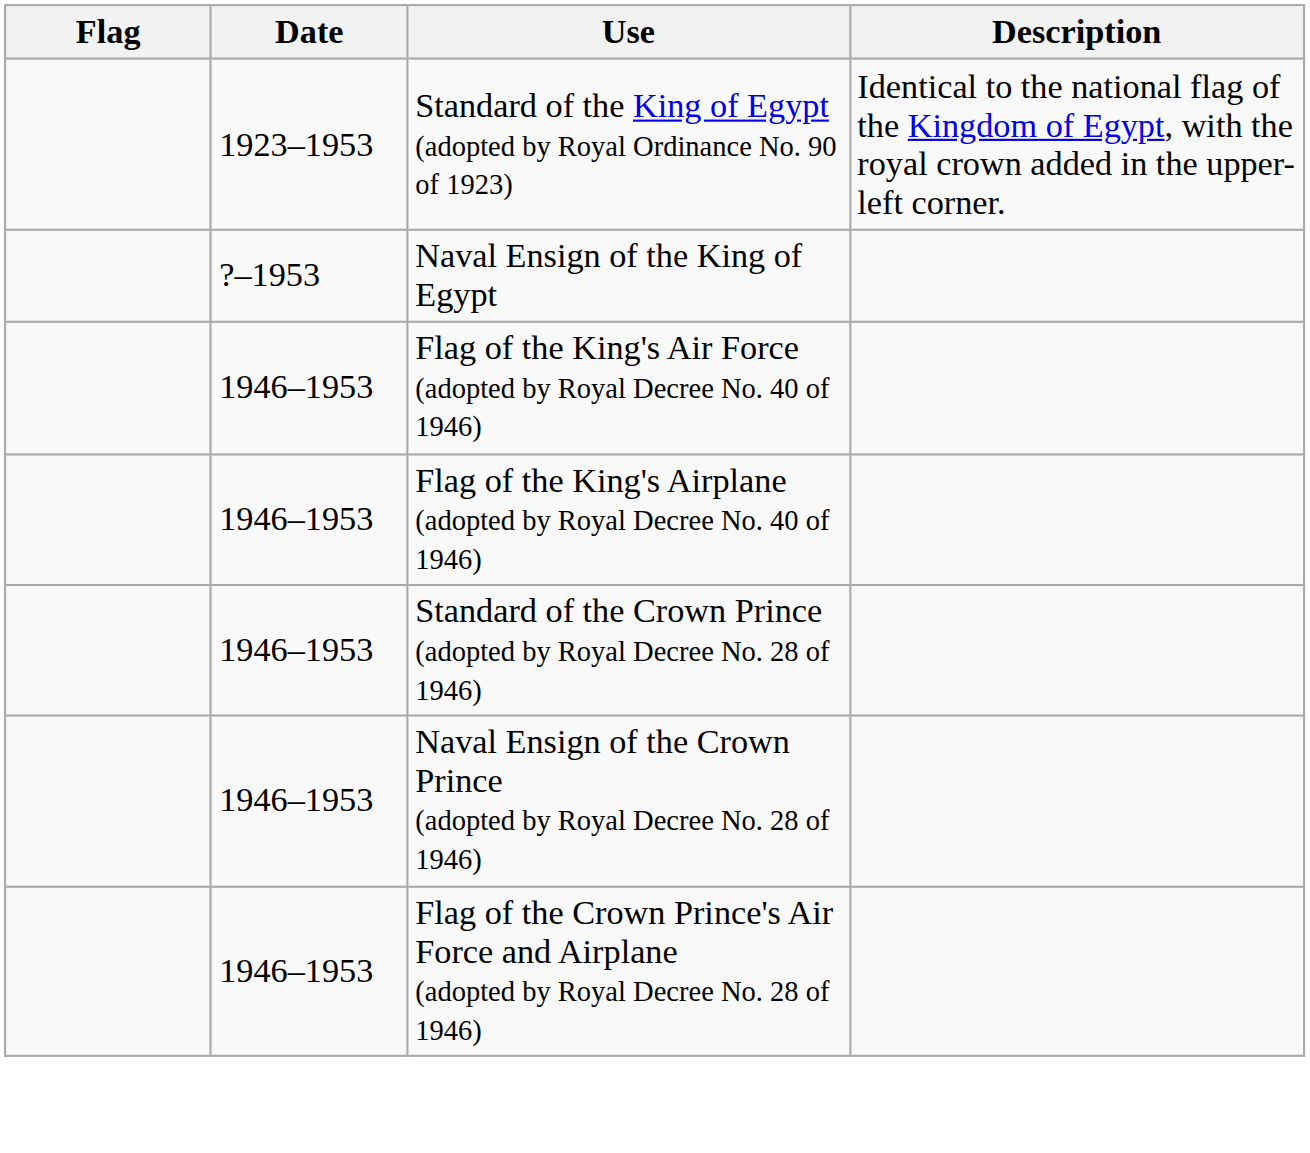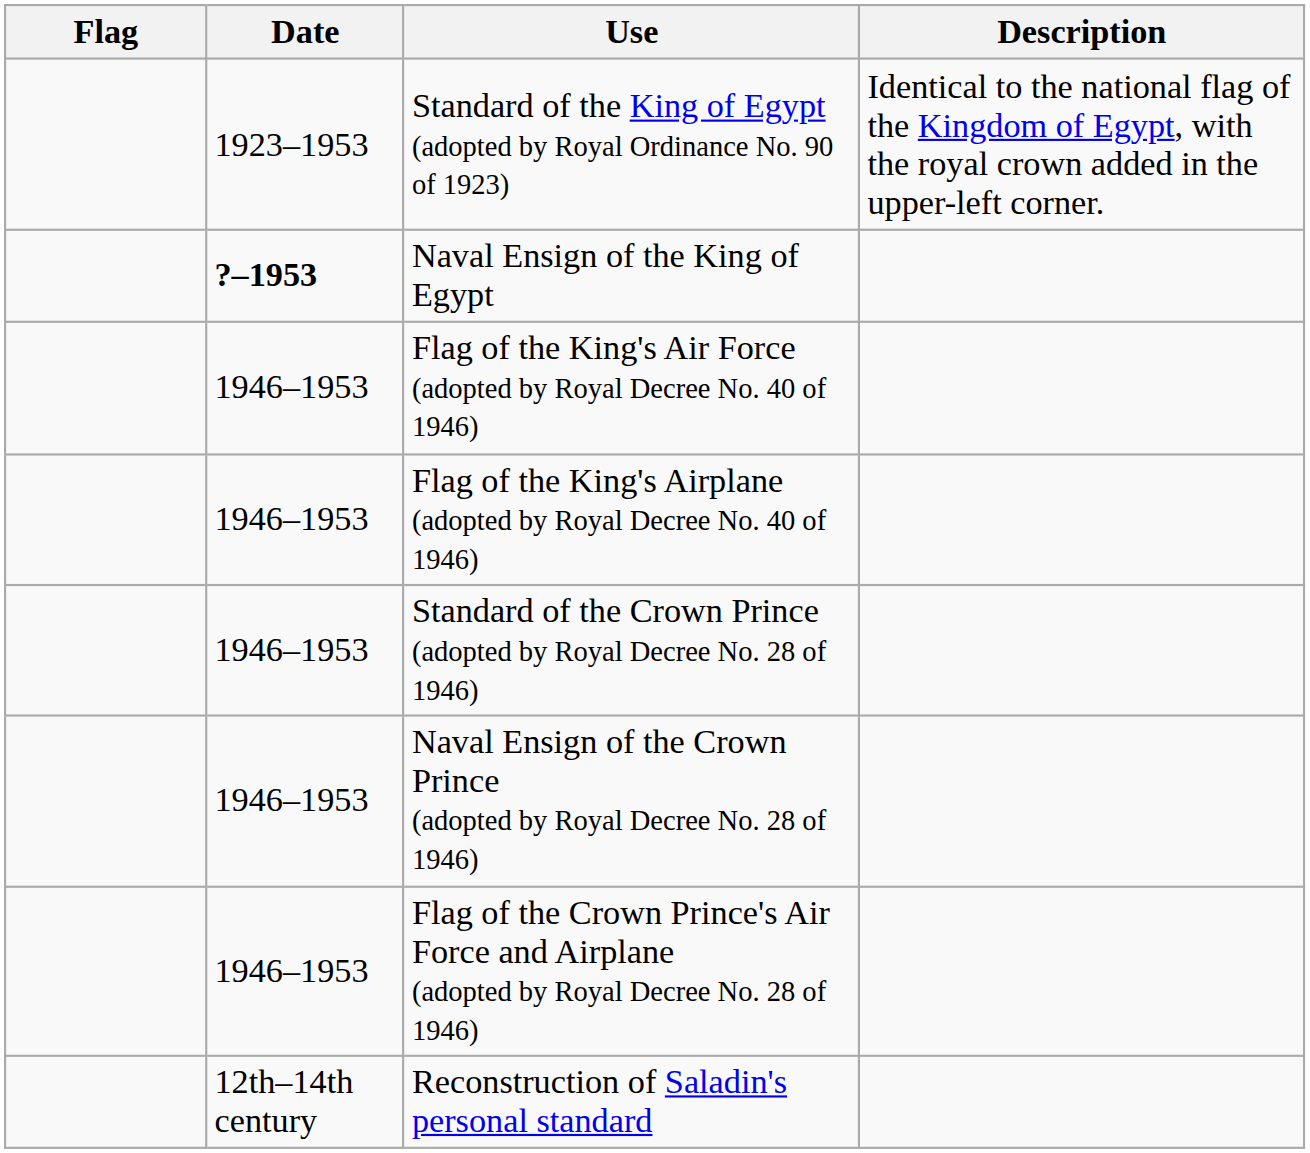(270, 275) normal -> (266, 275) bold
+ row: (599, 1101)
